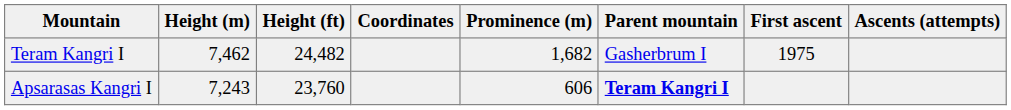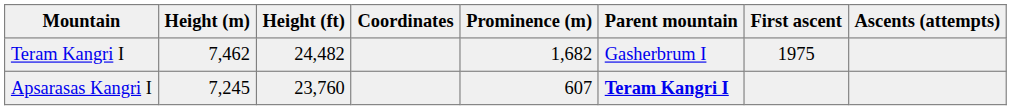(229, 87) 7,243 -> (229, 87) 7,245
(578, 87) 606 -> (578, 87) 607
